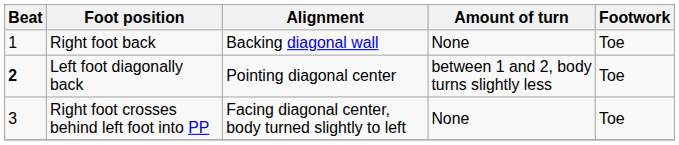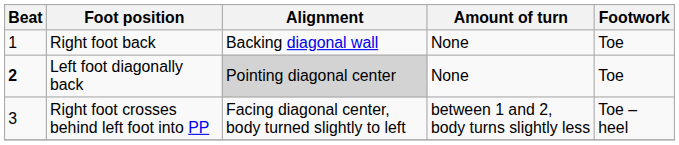(311, 76) no background -> (311, 76) lightgrey background
(512, 76) between 1 and 2, body turns slightly less -> (450, 76) None
(450, 119) None -> (511, 119) between 1 and 2, body turns slightly less
(612, 119) Toe -> (618, 119) Toe – heel
